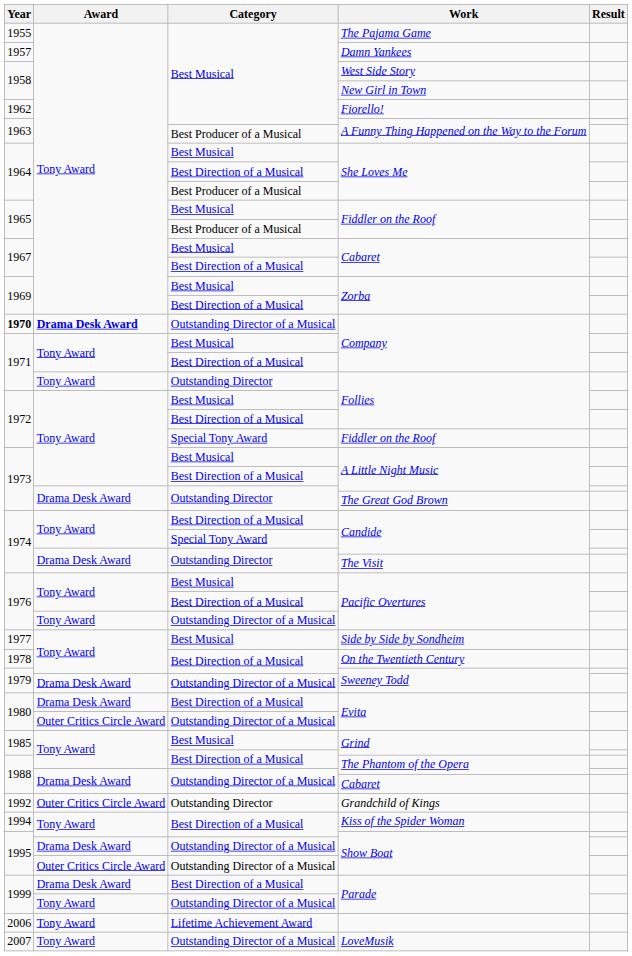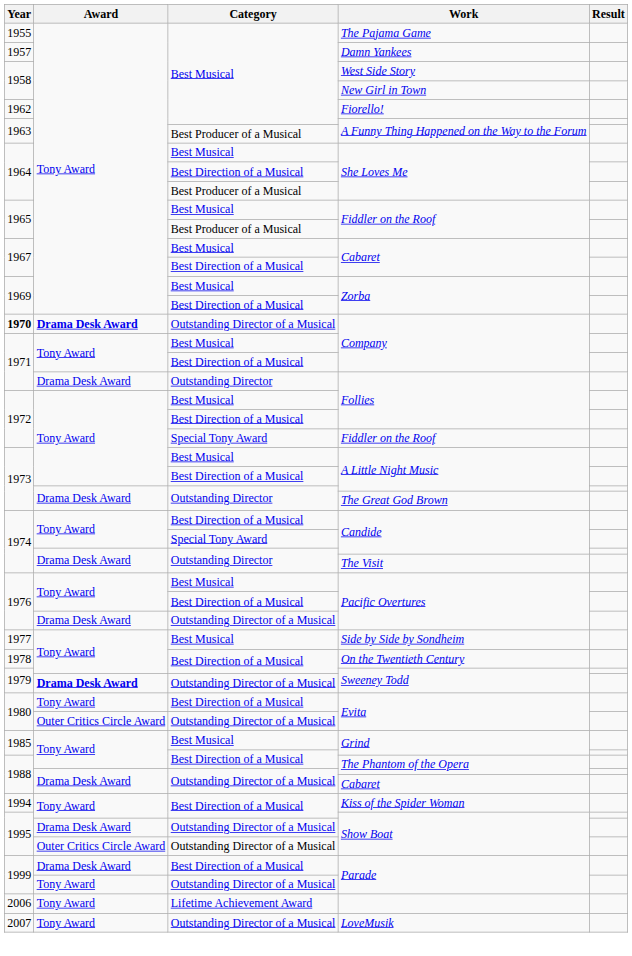(66, 381) Tony Award -> (84, 381) Drama Desk Award
(66, 620) Tony Award -> (84, 620) Drama Desk Award
(84, 683) normal -> (87, 683) bold
(84, 702) Drama Desk Award -> (66, 702) Tony Award
- row: (222, 802)
